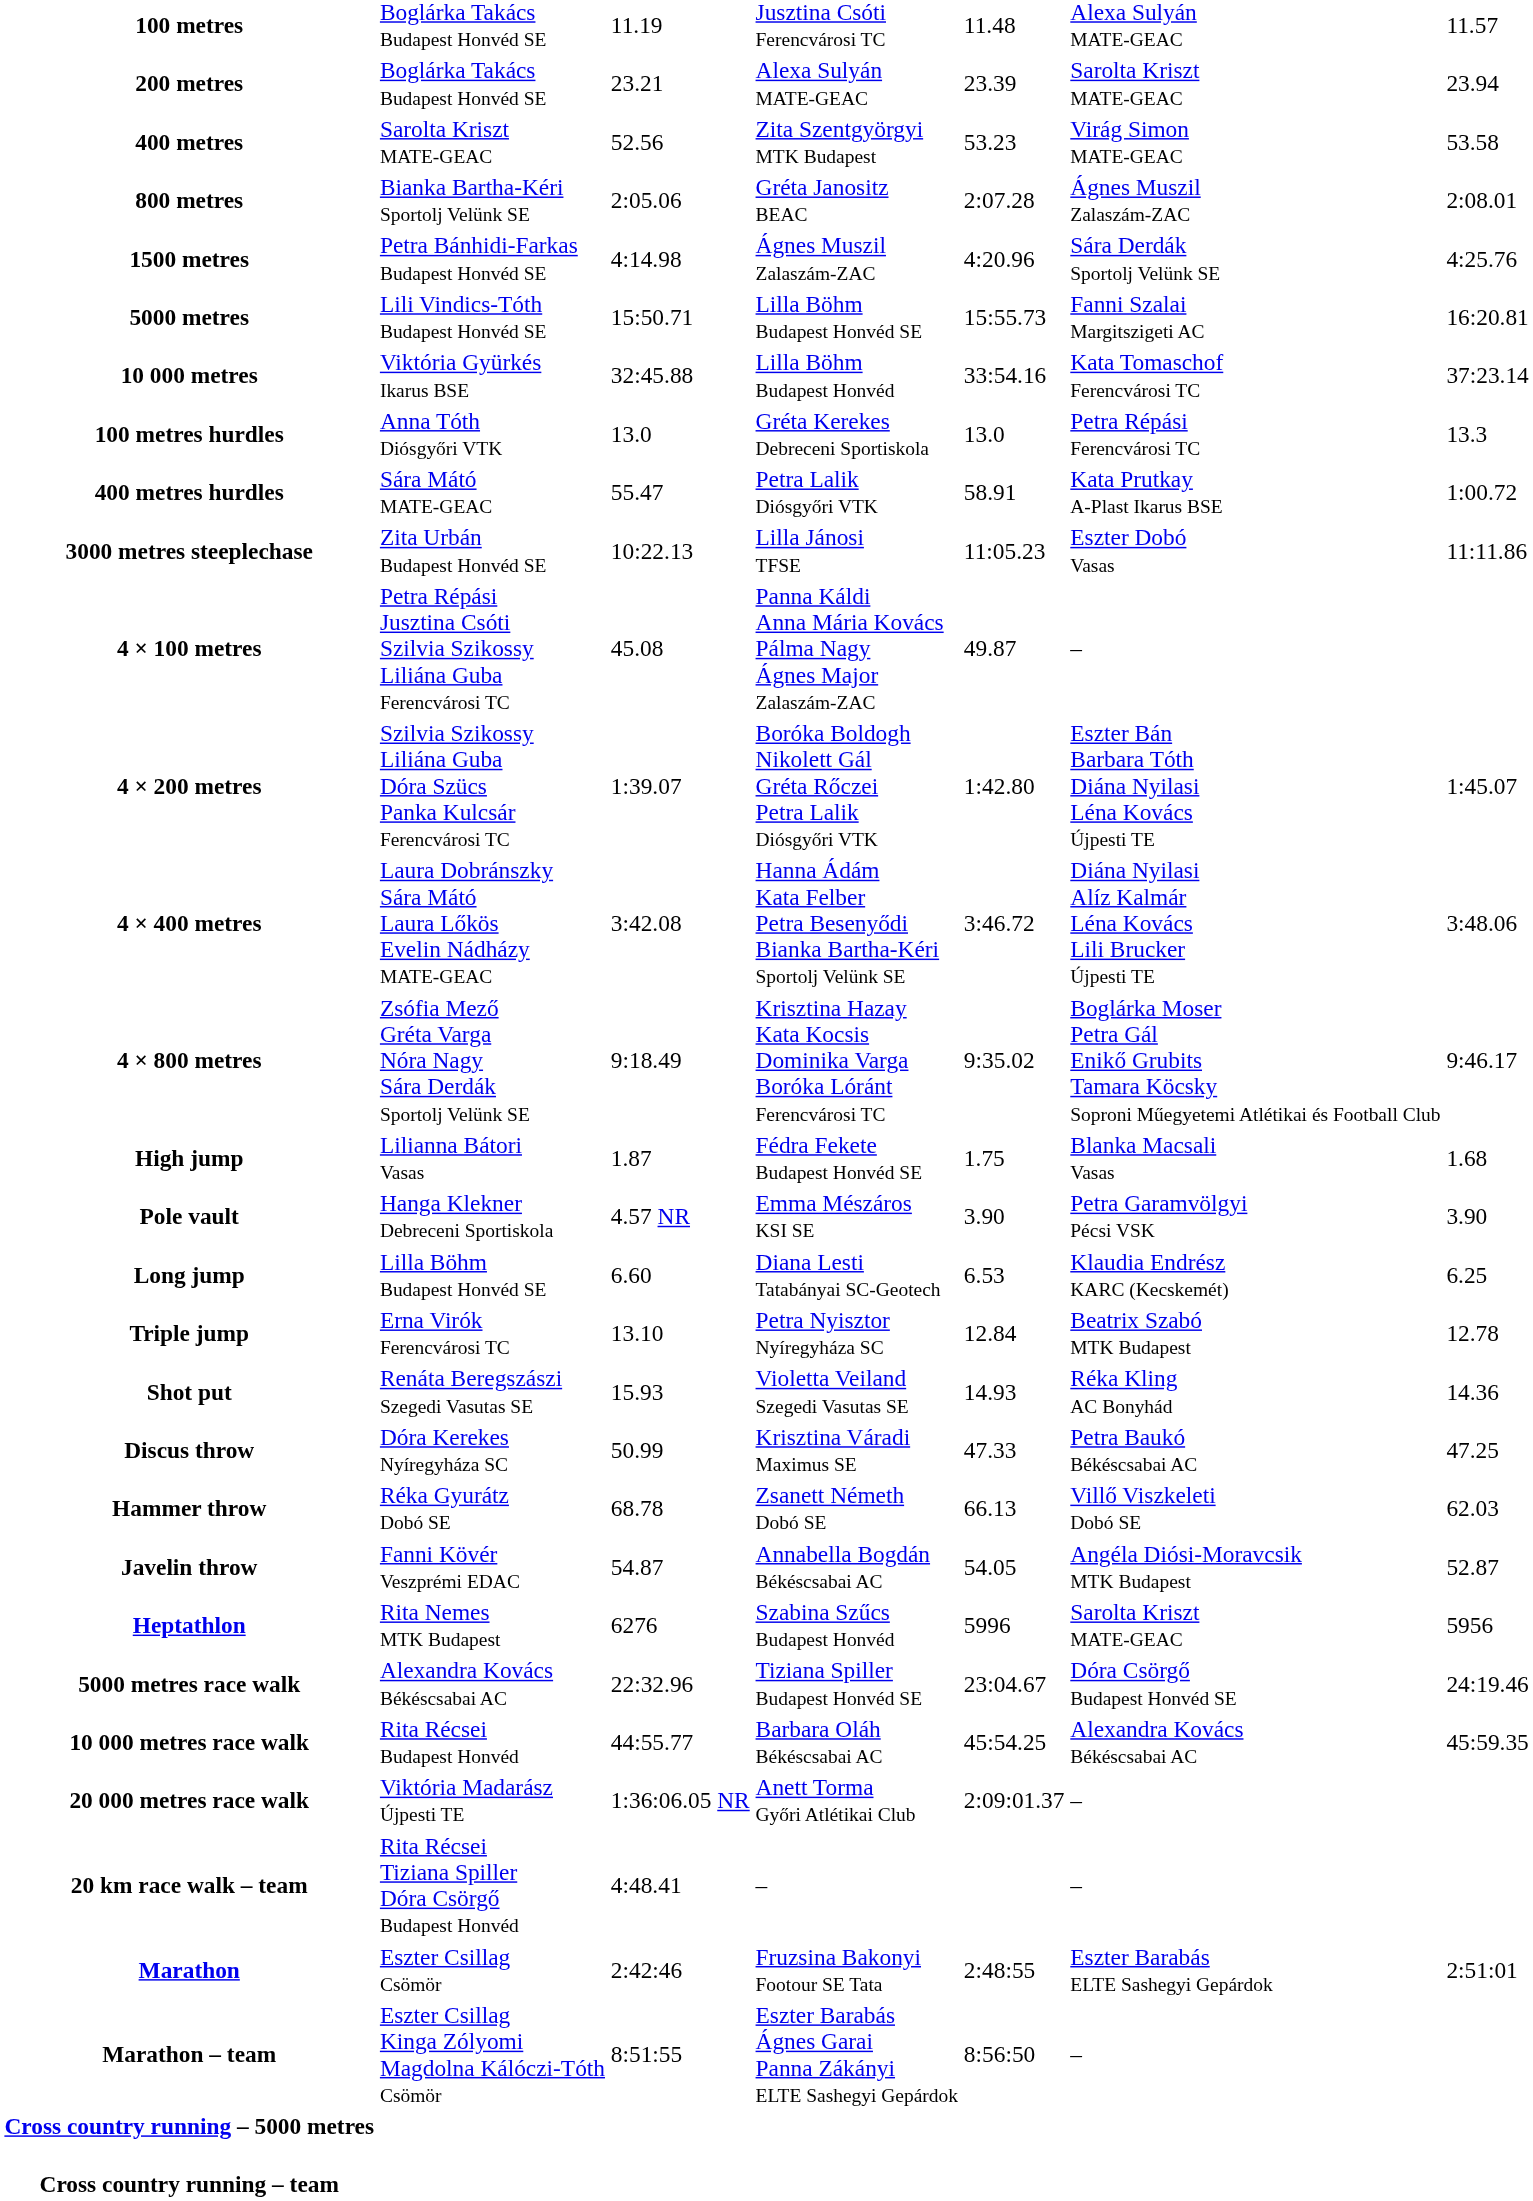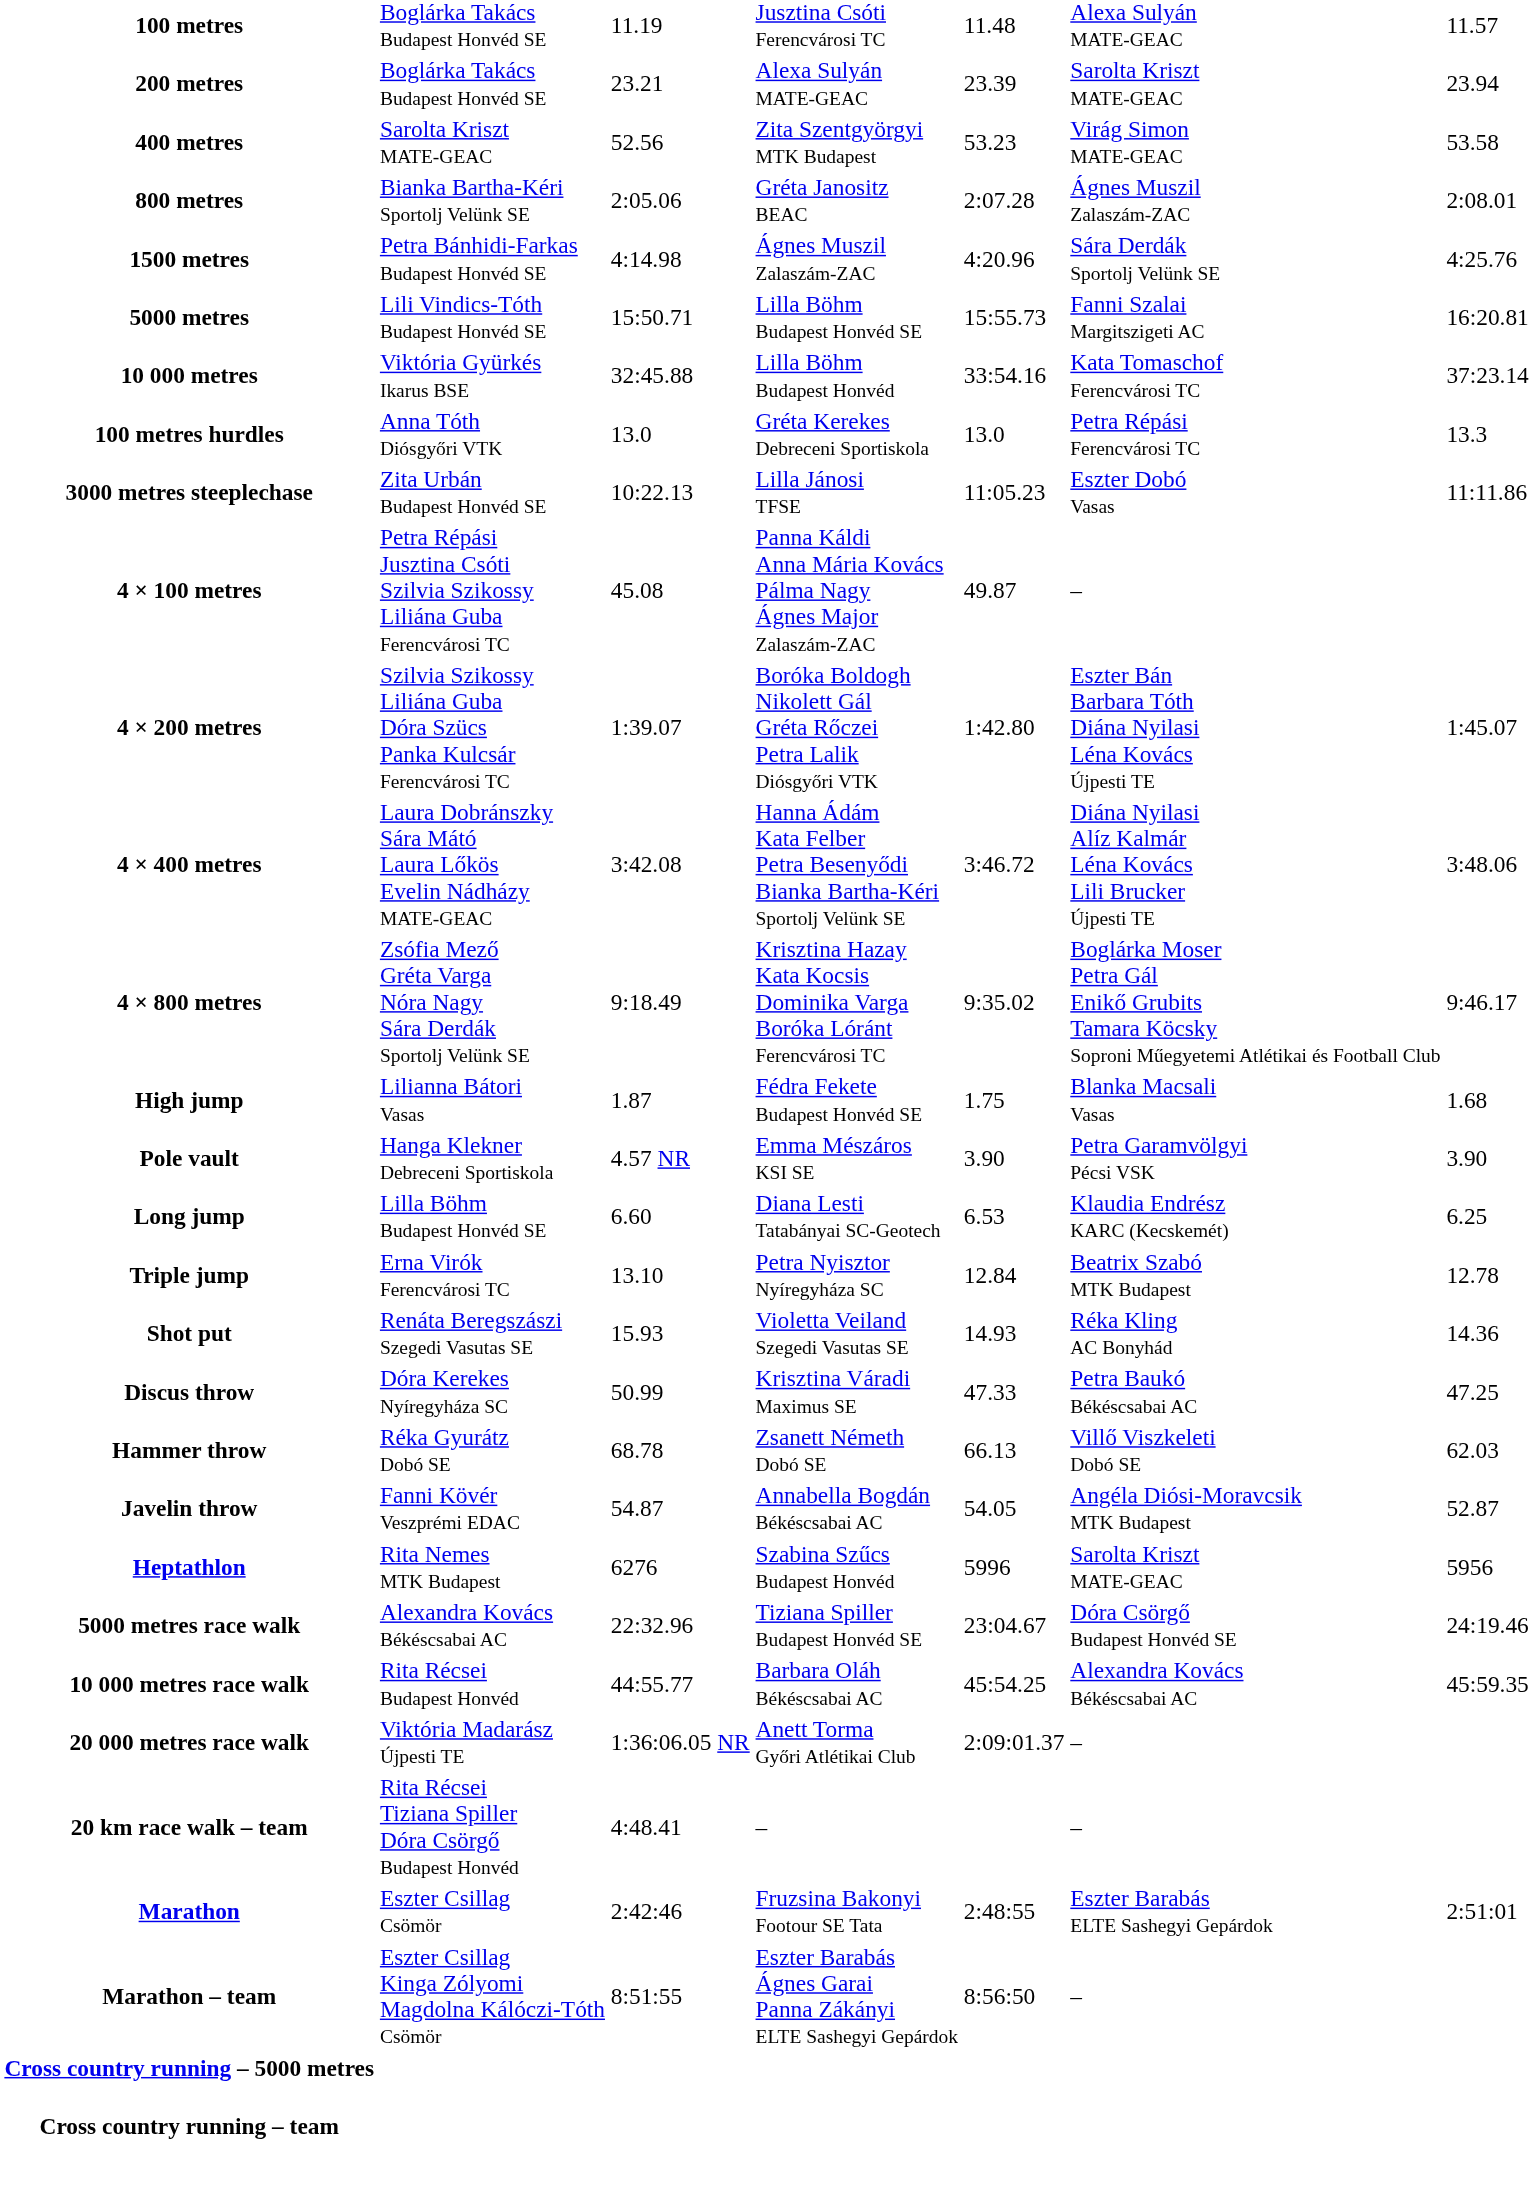- row: (189, 492)
